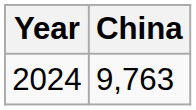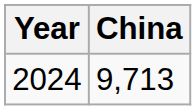(135, 78) 9,763 -> (135, 78) 9,713
